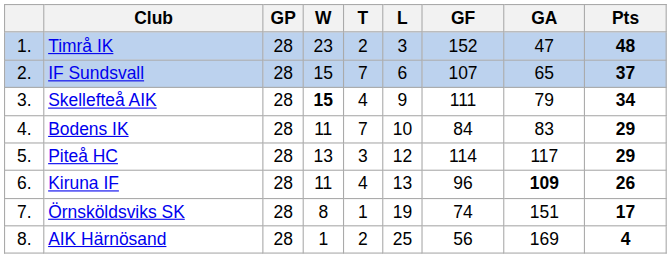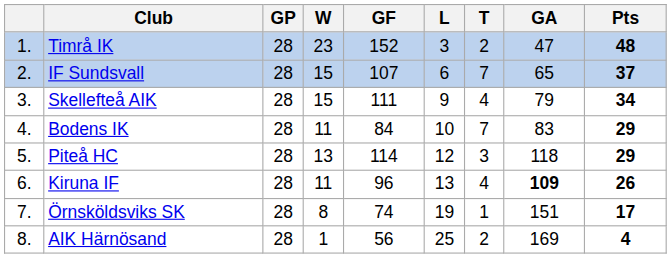columns swapped: (363, 18) <-> (463, 18)
(323, 101) bold -> (323, 101) normal
(544, 156) 117 -> (544, 156) 118
